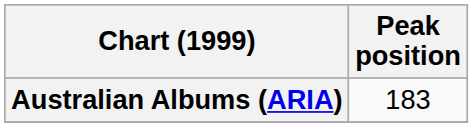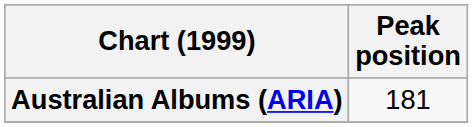(408, 99) 183 -> (408, 99) 181
